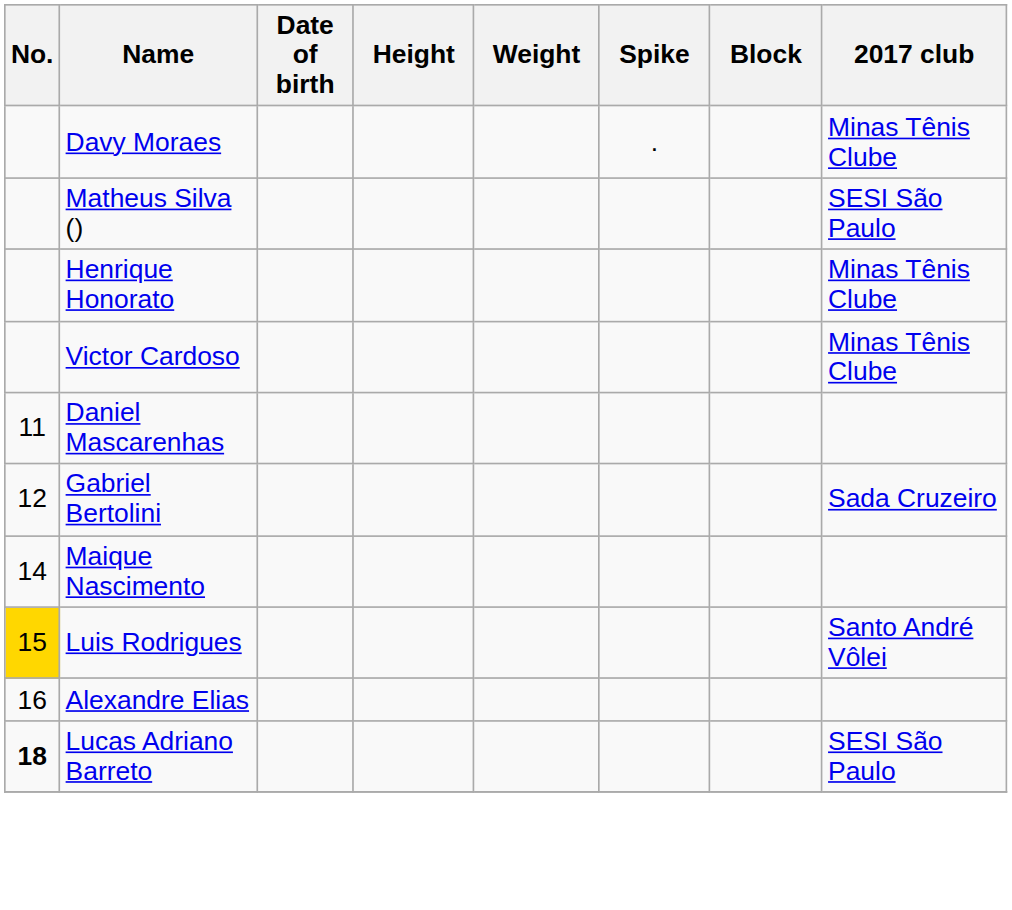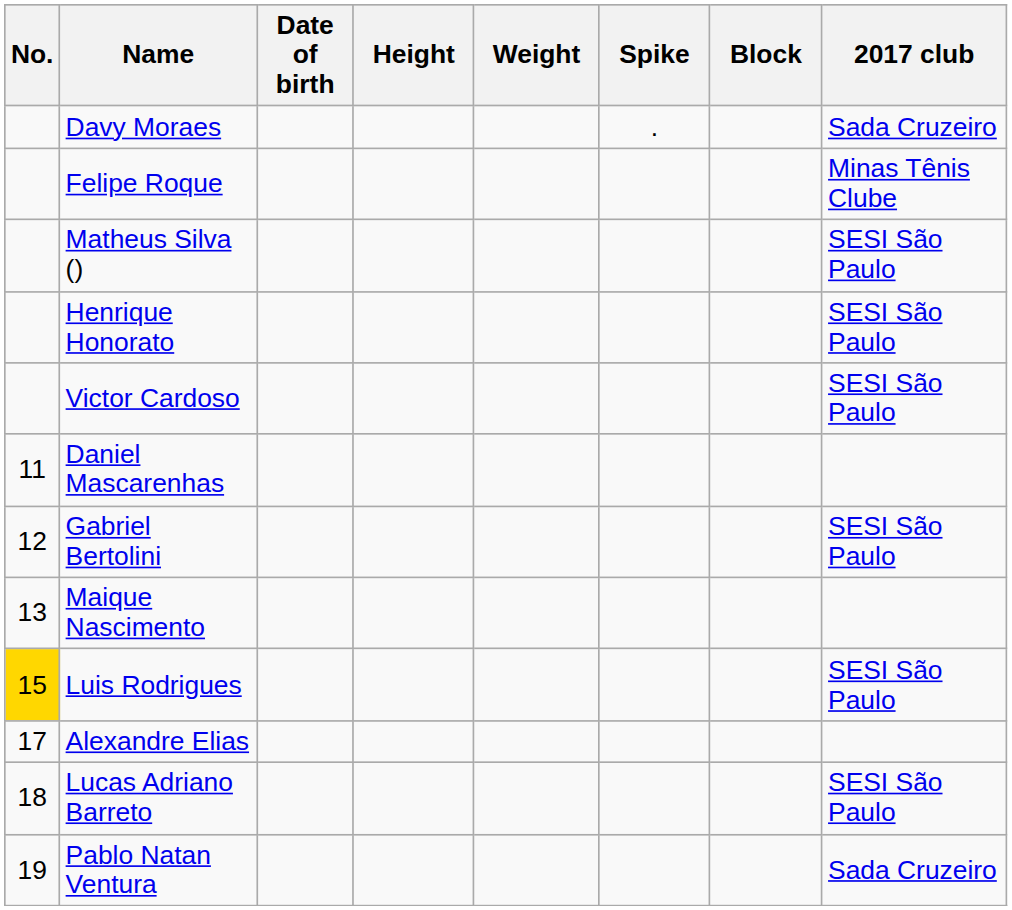(899, 141) Minas Tênis Clube -> (912, 126) Sada Cruzeiro
+ row: (144, 183)
(899, 284) Minas Tênis Clube -> (885, 326) SESI São Paulo
(899, 356) Minas Tênis Clube -> (885, 398) SESI São Paulo
(912, 499) Sada Cruzeiro -> (885, 541) SESI São Paulo
(32, 570) 14 -> (32, 612) 13
(901, 642) Santo André Vôlei -> (885, 684) SESI São Paulo
(32, 699) 16 -> (32, 741) 17
(32, 755) bold -> (32, 797) normal
+ row: (138, 869)
